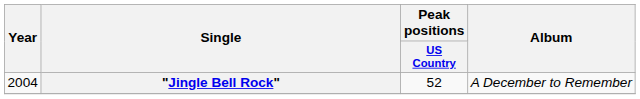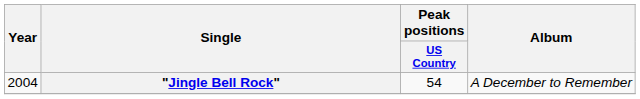(434, 83) 52 -> (434, 83) 54
